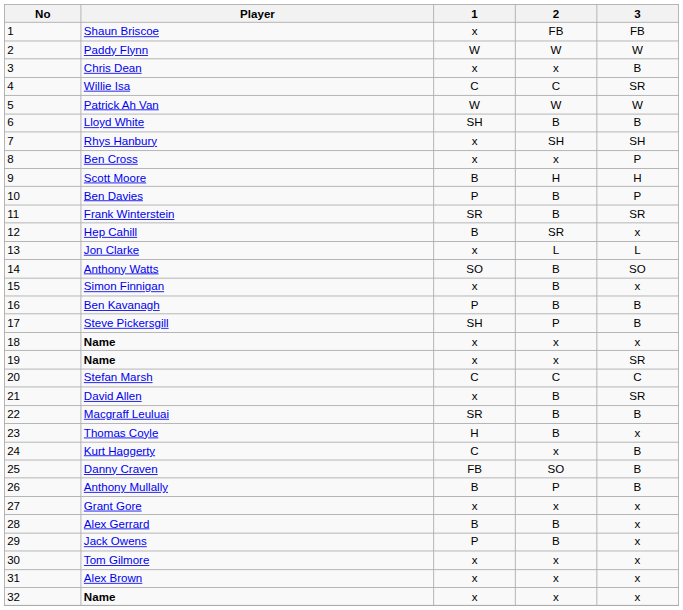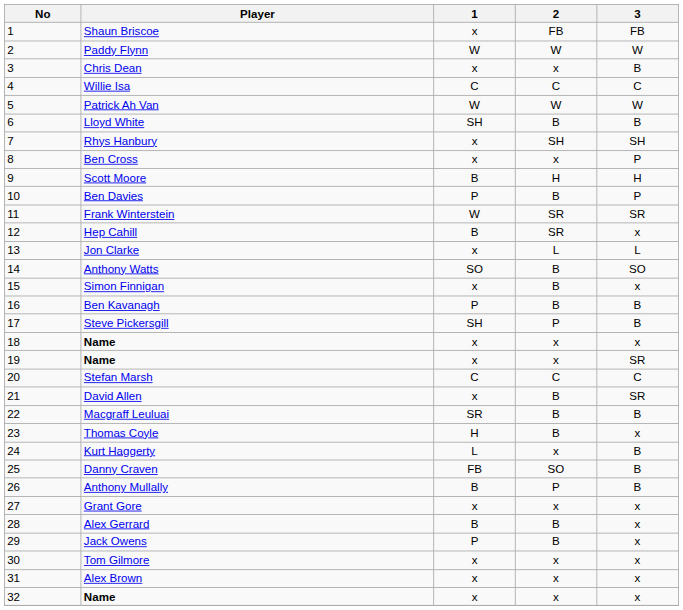(637, 86) SR -> (637, 86) C
(475, 214) SR -> (475, 214) W
(556, 214) B -> (556, 214) SR
(475, 450) C -> (475, 450) L
